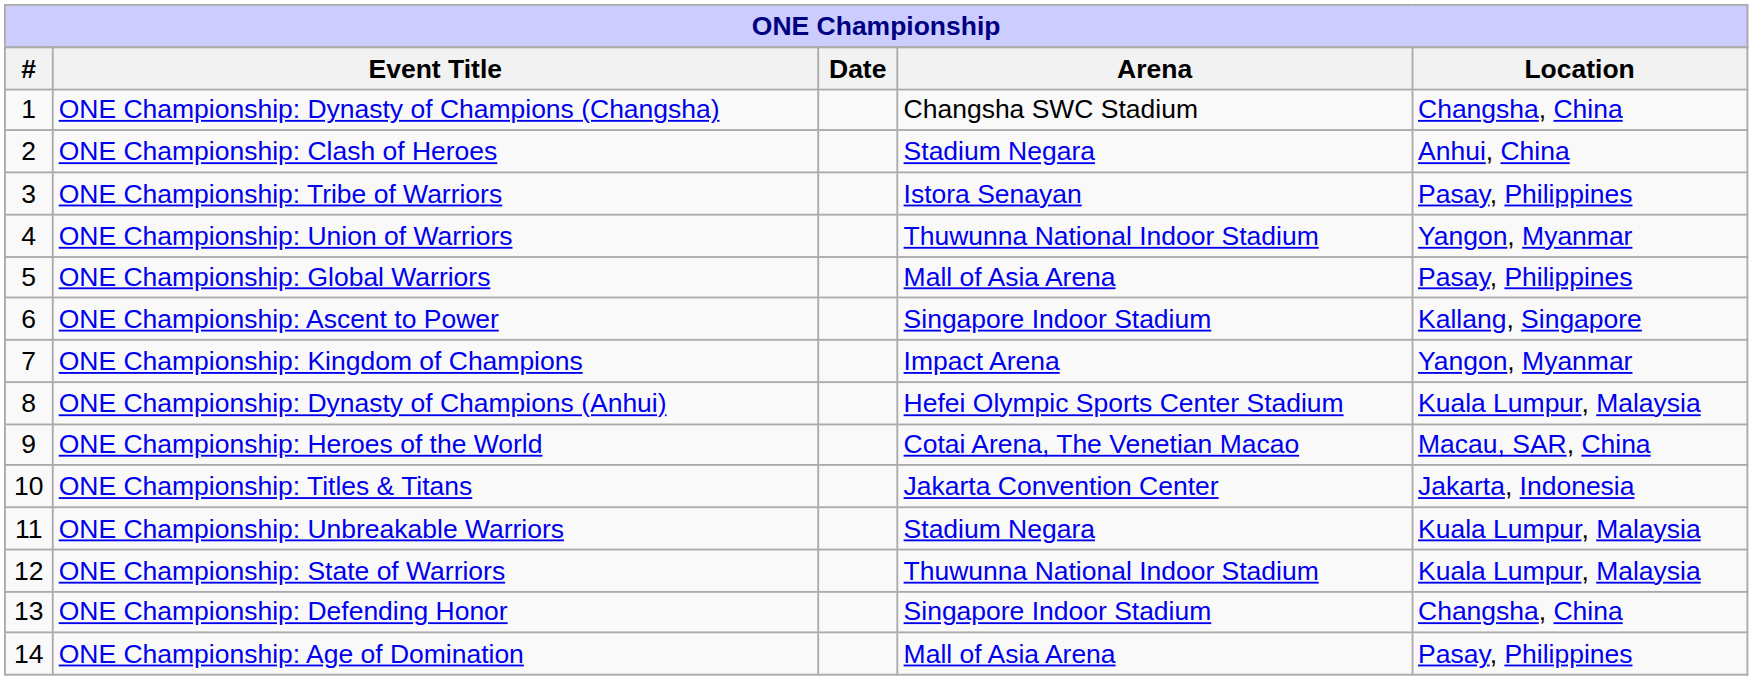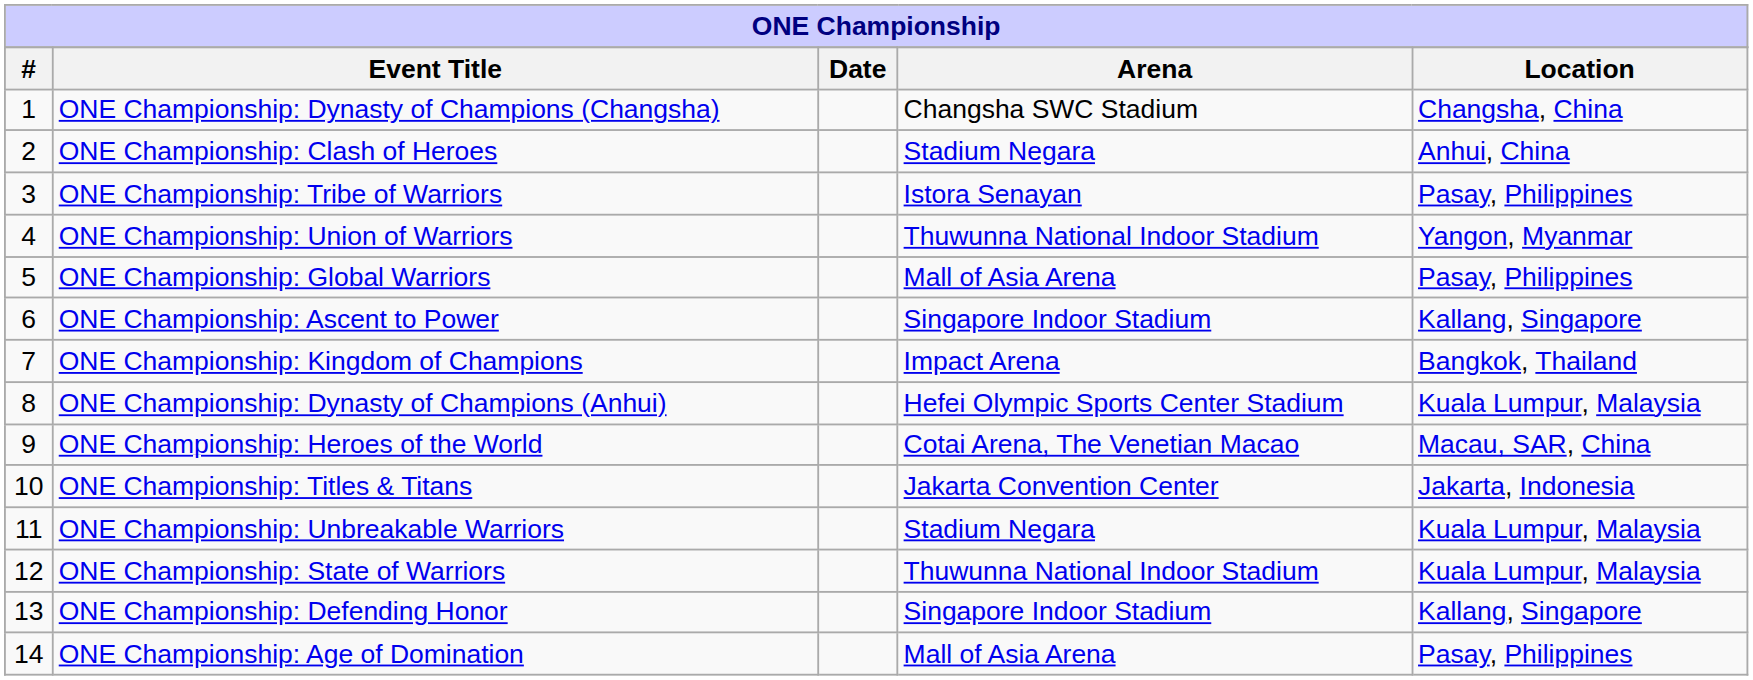(1525, 361) Yangon, Myanmar -> (1527, 361) Bangkok, Thailand
(1520, 612) Changsha, China -> (1530, 612) Kallang, Singapore
